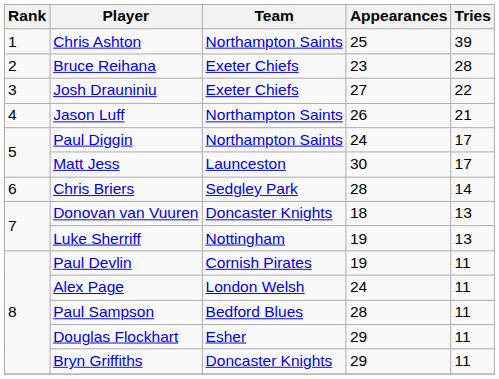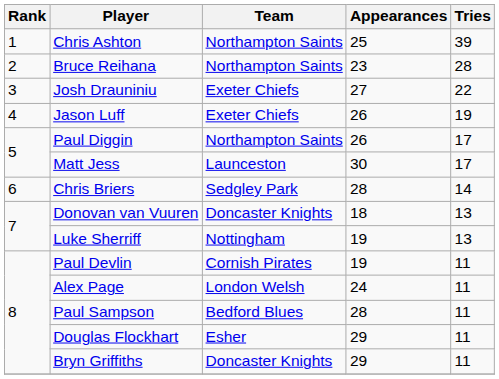(252, 66) Exeter Chiefs -> (274, 66) Northampton Saints
(274, 115) Northampton Saints -> (252, 115) Exeter Chiefs
(463, 115) 21 -> (463, 115) 19
(359, 139) 24 -> (359, 139) 26
